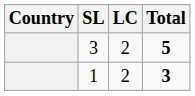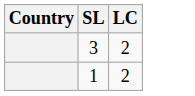- column: (166, 18)
